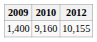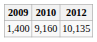(76, 28) 10,155 -> (76, 28) 10,135
